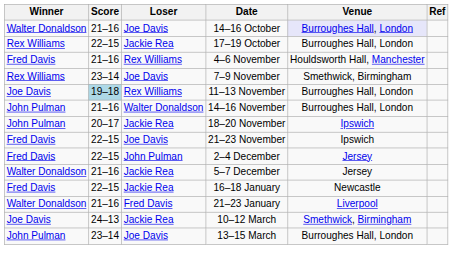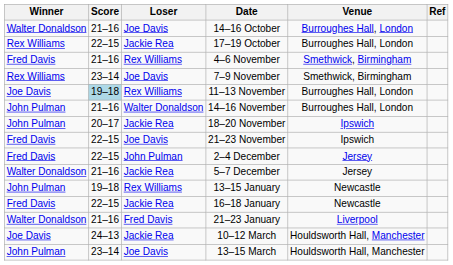(357, 28) lavender background -> (357, 28) no background
(357, 60) Houldsworth Hall, Manchester -> (357, 60) Smethwick, Birmingham
+ row: (247, 188)
(357, 220) Smethwick, Birmingham -> (357, 236) Houldsworth Hall, Manchester
(357, 236) Burroughes Hall, London -> (357, 252) Houldsworth Hall, Manchester
